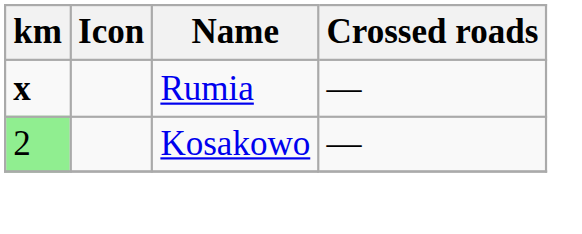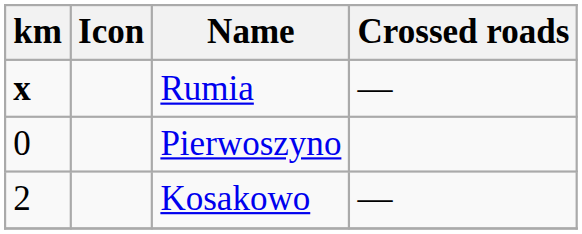+ row: (251, 143)
(22, 143) lightgreen background -> (22, 198) no background
